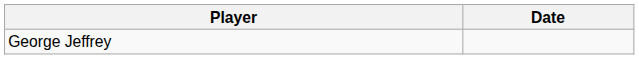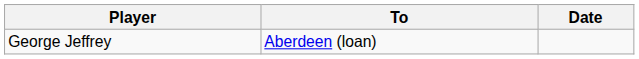+ column: (399, 17)
